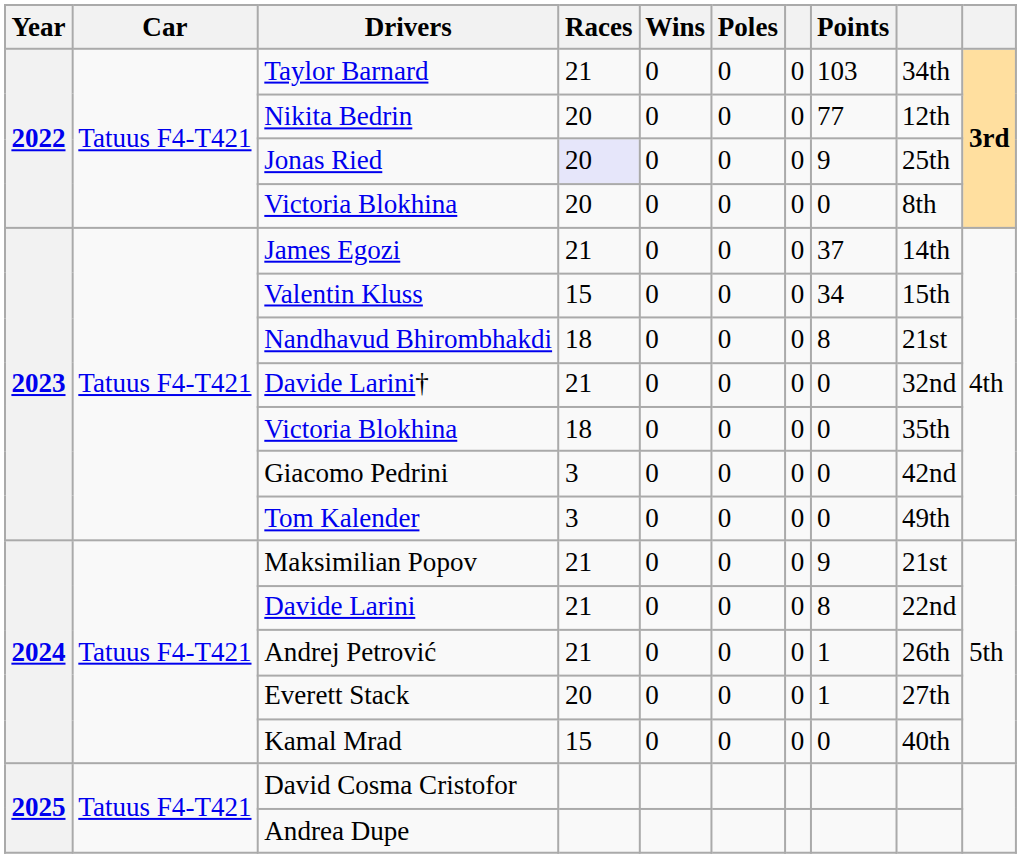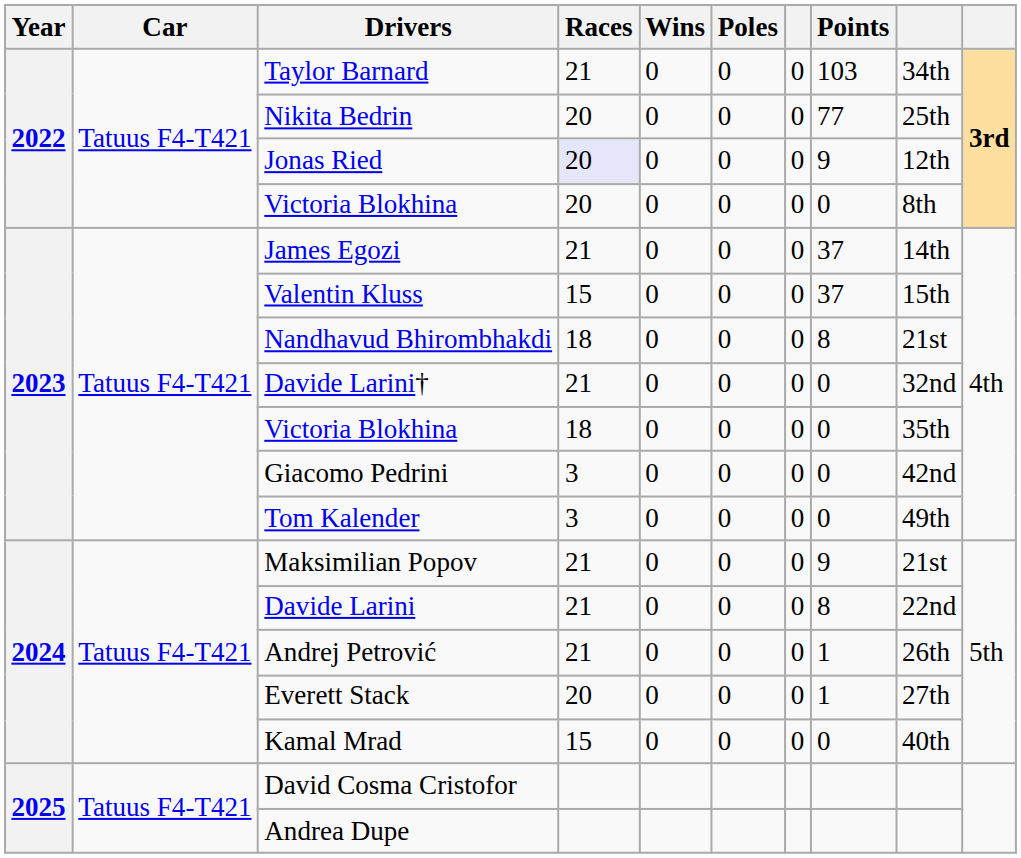(926, 115) 12th -> (926, 115) 25th
(926, 160) 25th -> (926, 160) 12th
(831, 294) 34 -> (831, 294) 37
